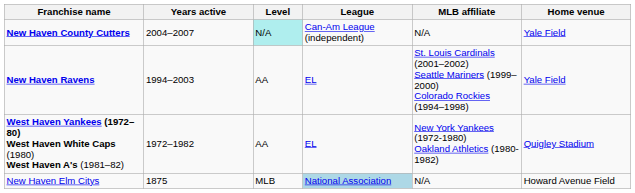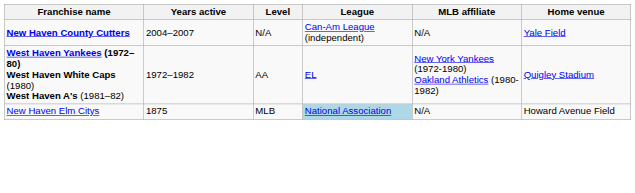(263, 32) paleturquoise background -> (263, 32) no background
- row: (51, 80)
